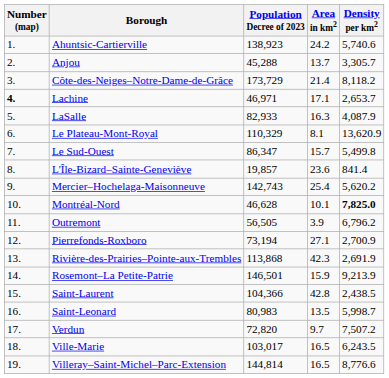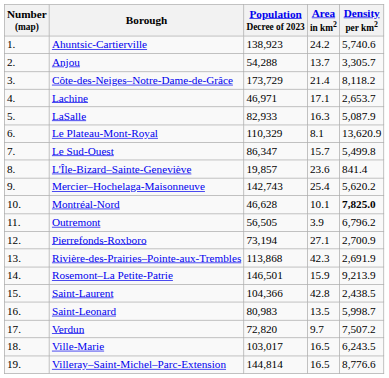(276, 63) 45,288 -> (276, 63) 54,288
(11, 98) bold -> (11, 98) normal
(362, 116) 4,087.9 -> (362, 116) 5,087.9
